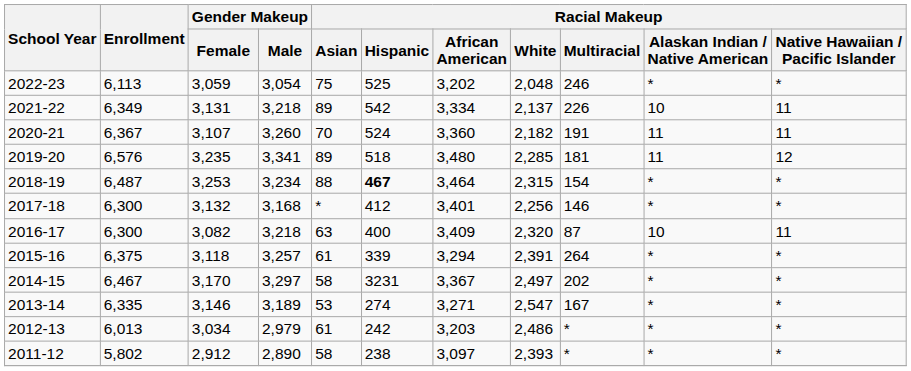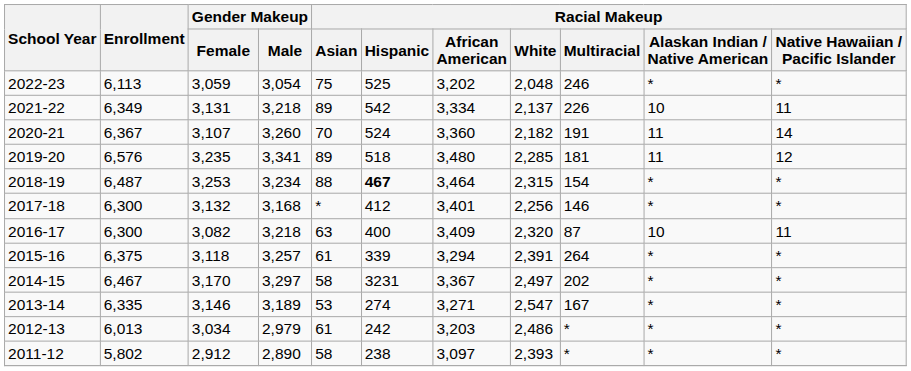(784, 132) 11 -> (784, 132) 14
